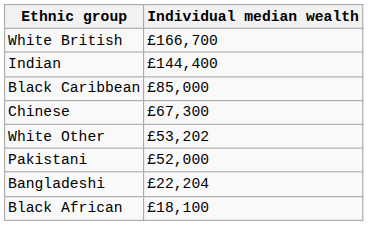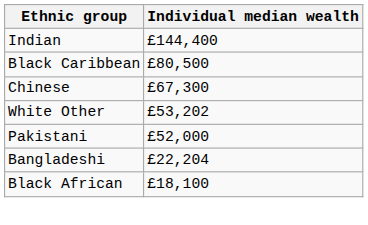- row: (65, 40)
(178, 88) £85,000 -> (178, 64) £80,500
